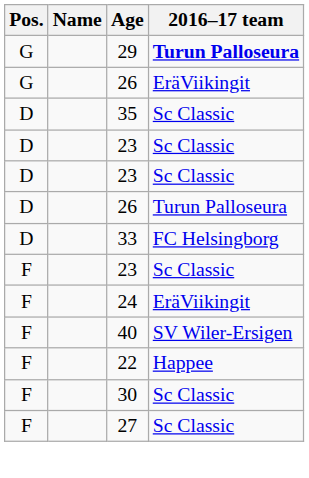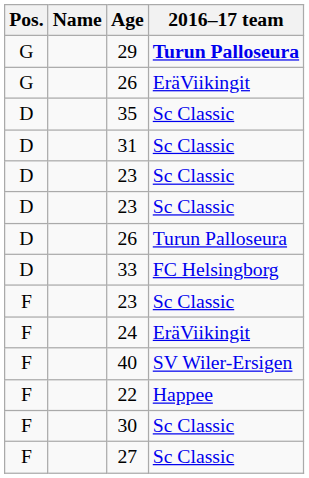+ row: (26, 144)
